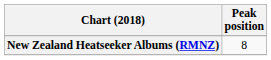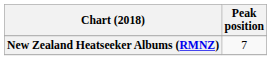(244, 45) 8 -> (244, 45) 7
